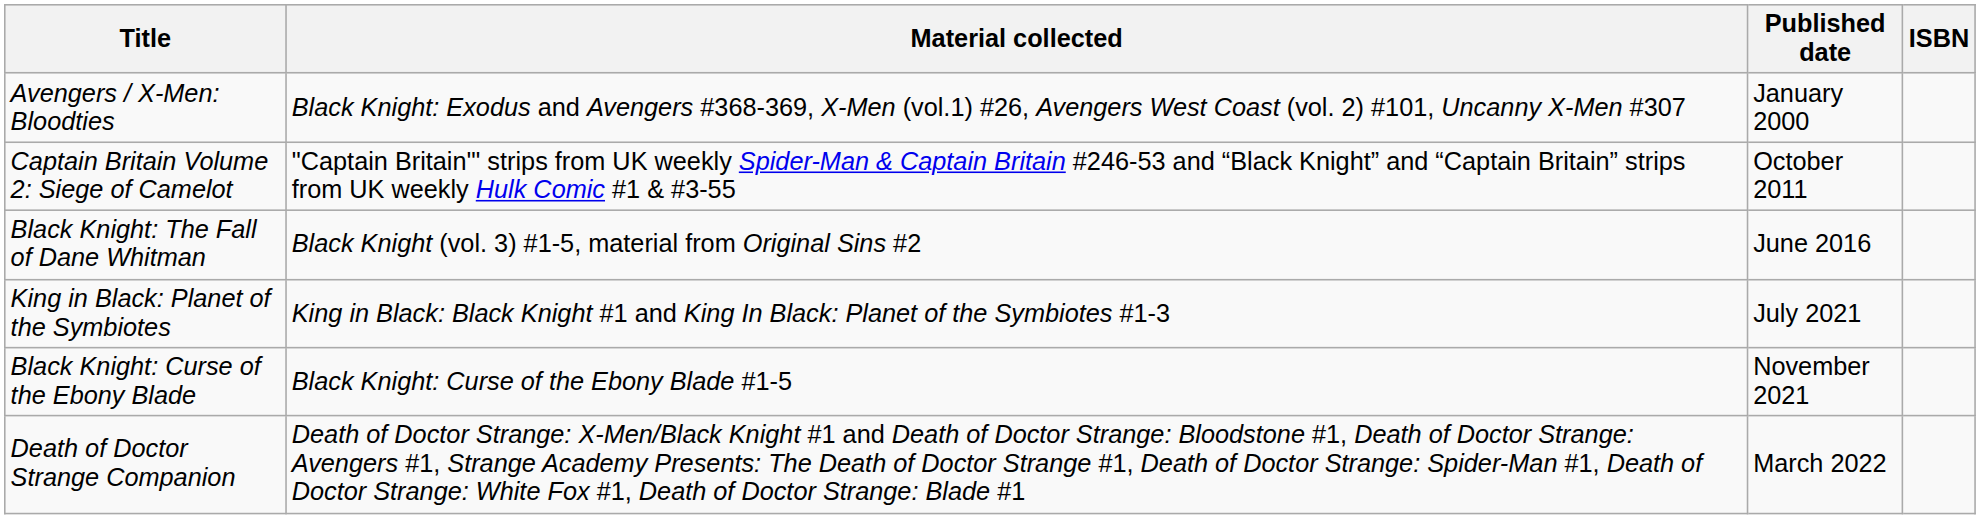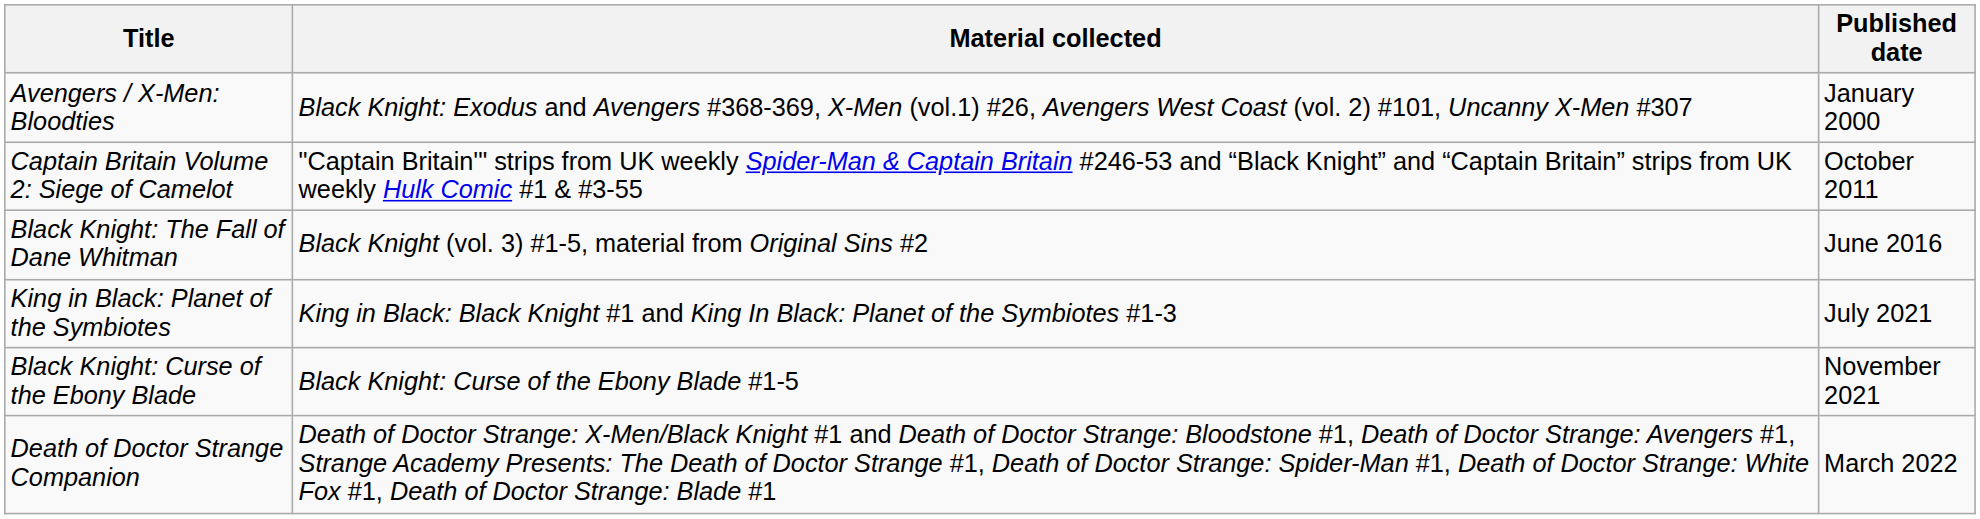- column: (1939, 38)
